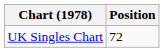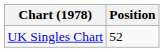(116, 36) 72 -> (116, 36) 52
